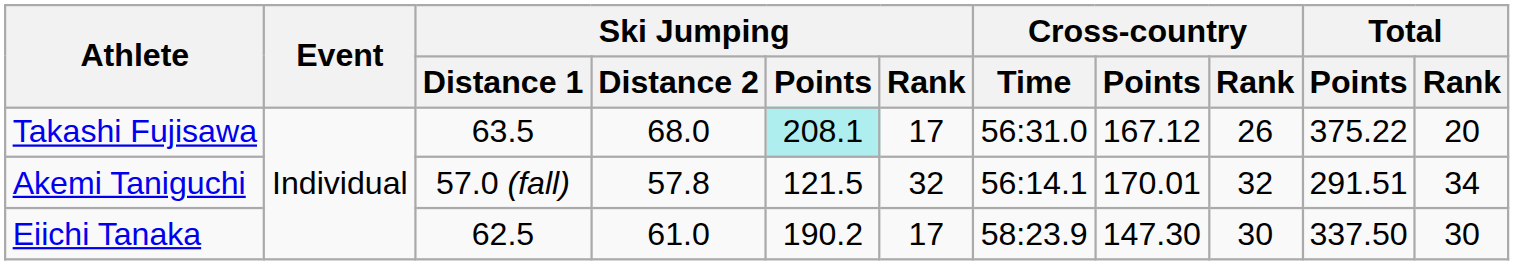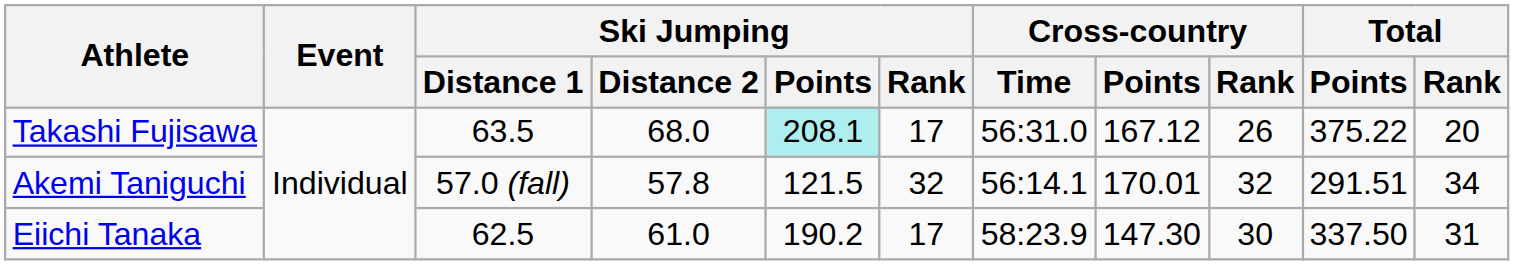(1462, 234) 30 -> (1462, 234) 31
